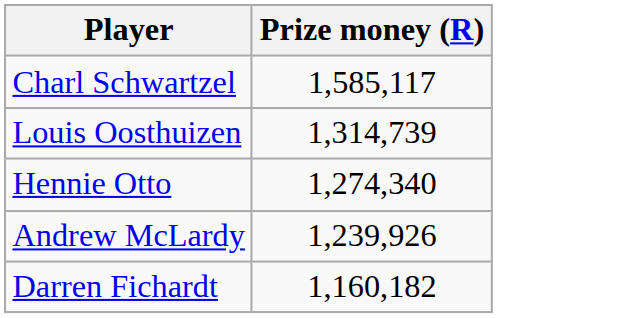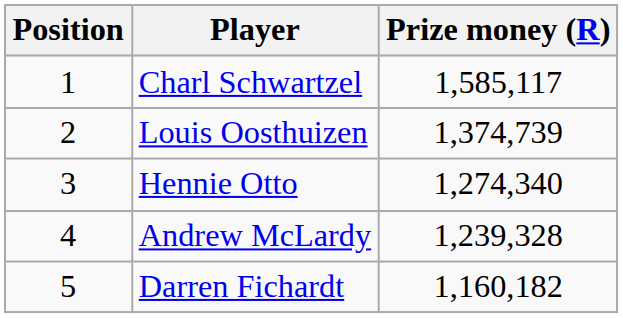+ column: (68, 30)
(372, 132) 1,314,739 -> (498, 132) 1,374,739
(372, 235) 1,239,926 -> (498, 235) 1,239,328
